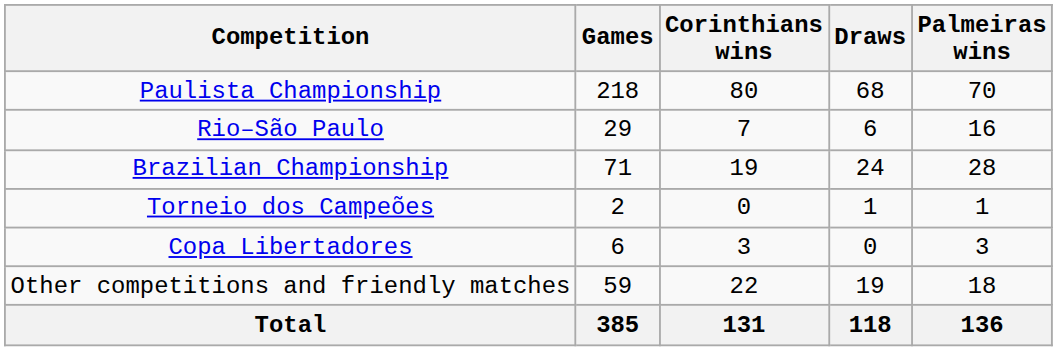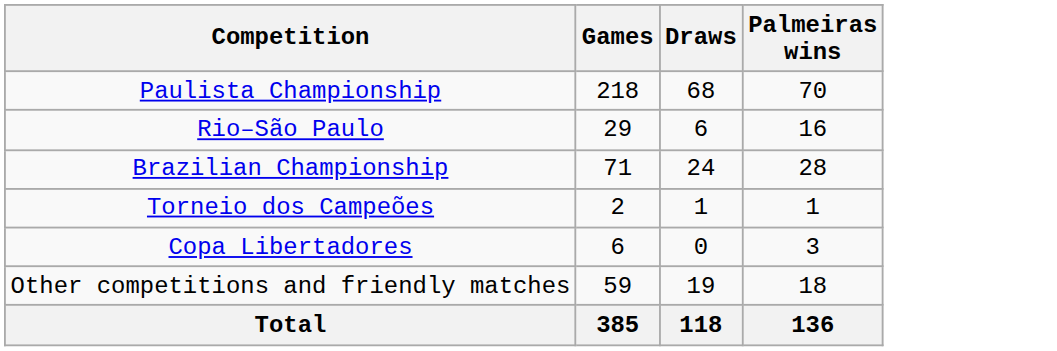- column: (744, 38)
